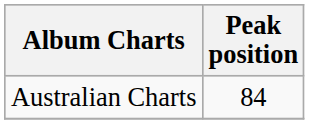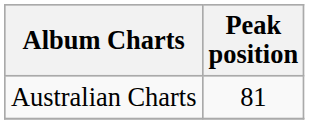(253, 97) 84 -> (253, 97) 81
